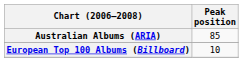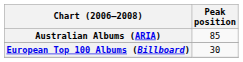(215, 50) 10 -> (215, 50) 30
